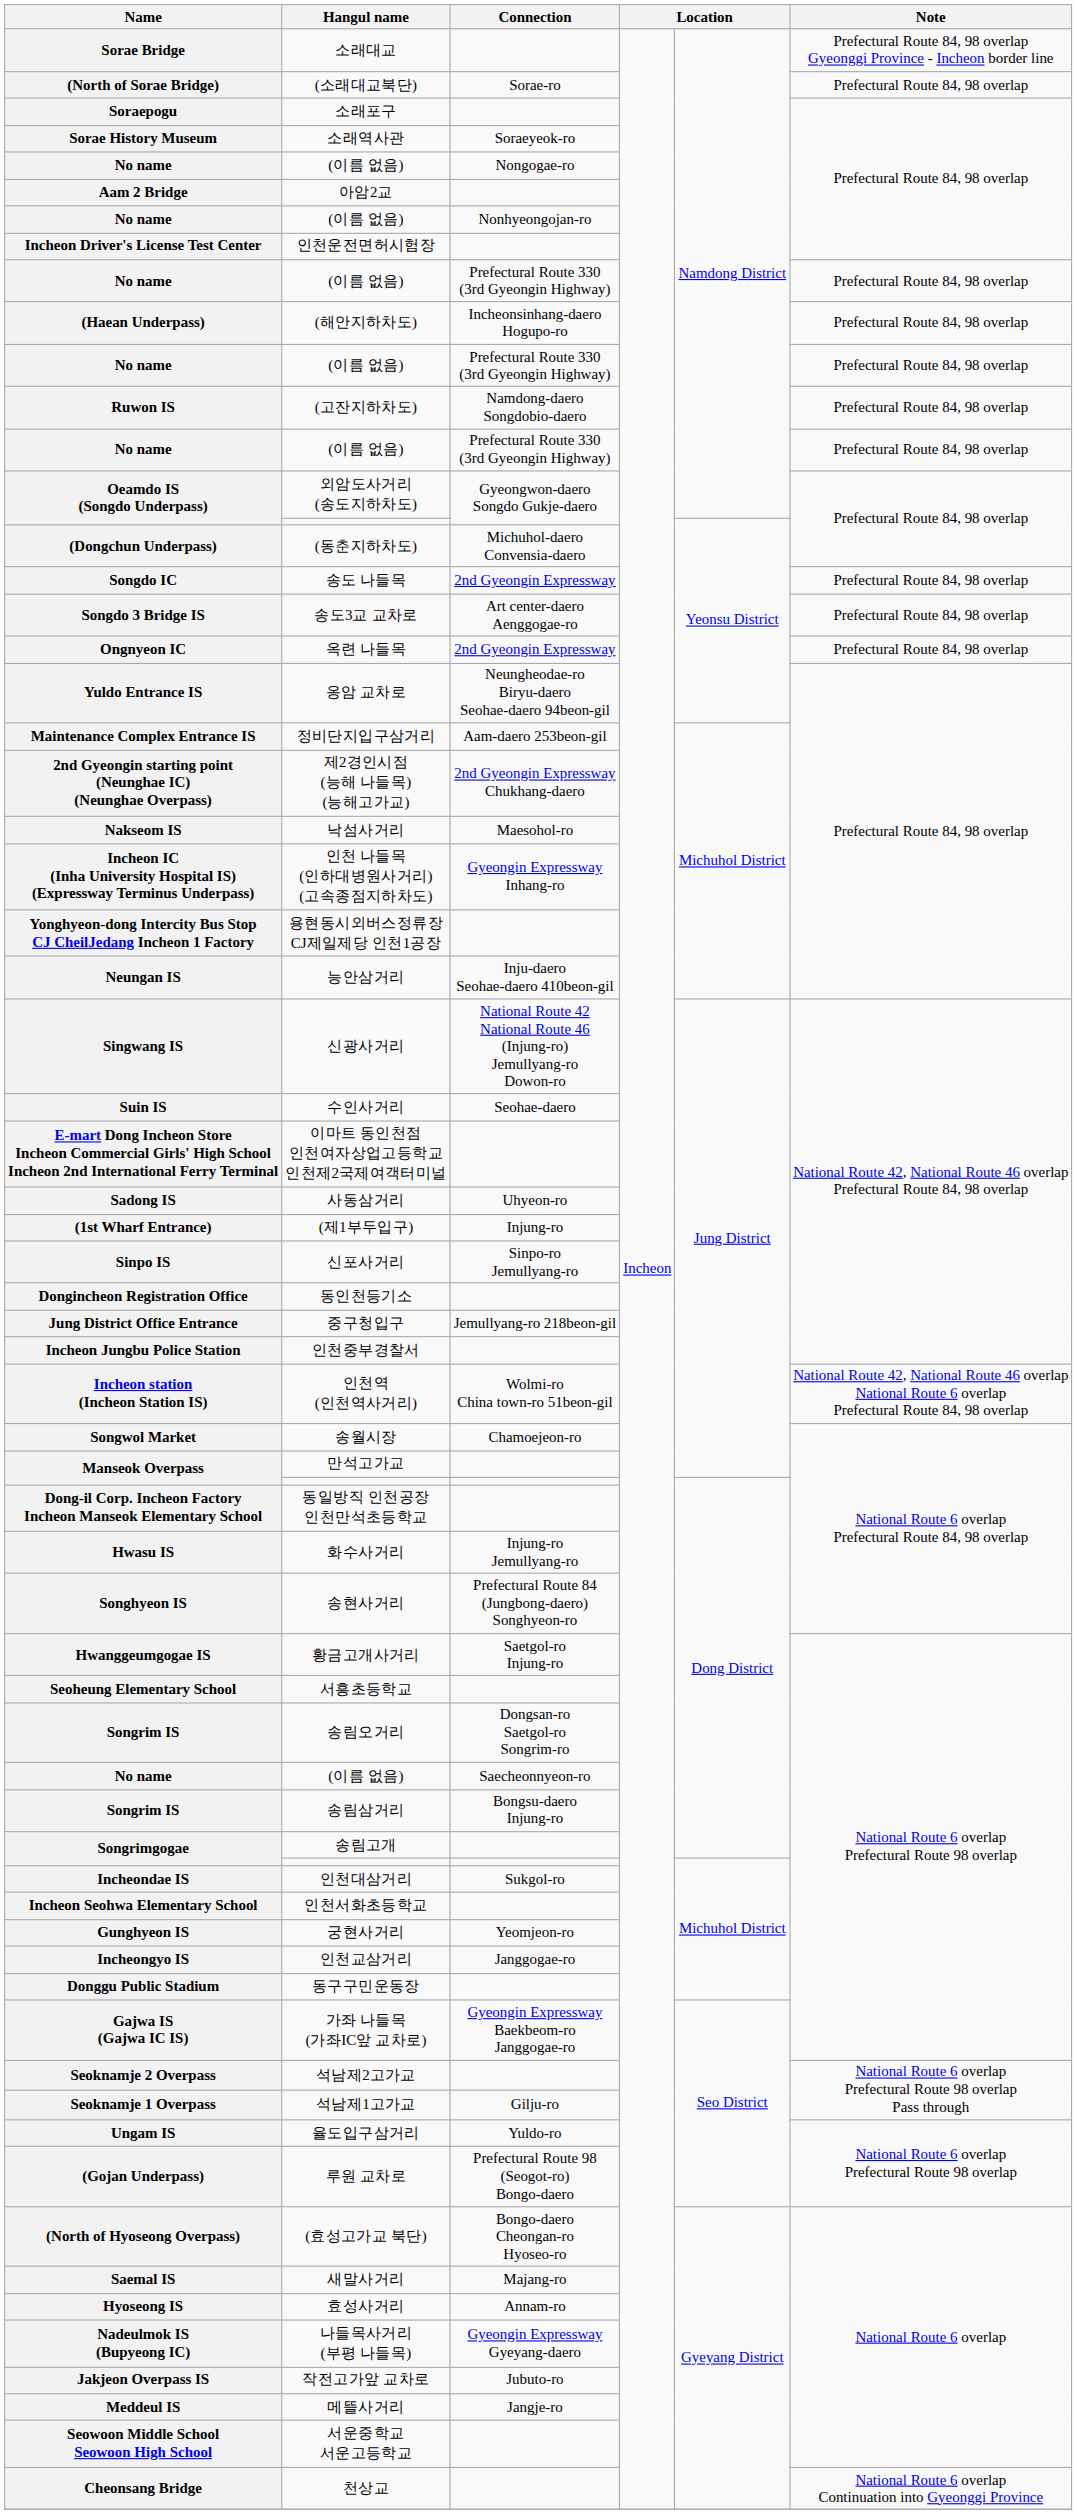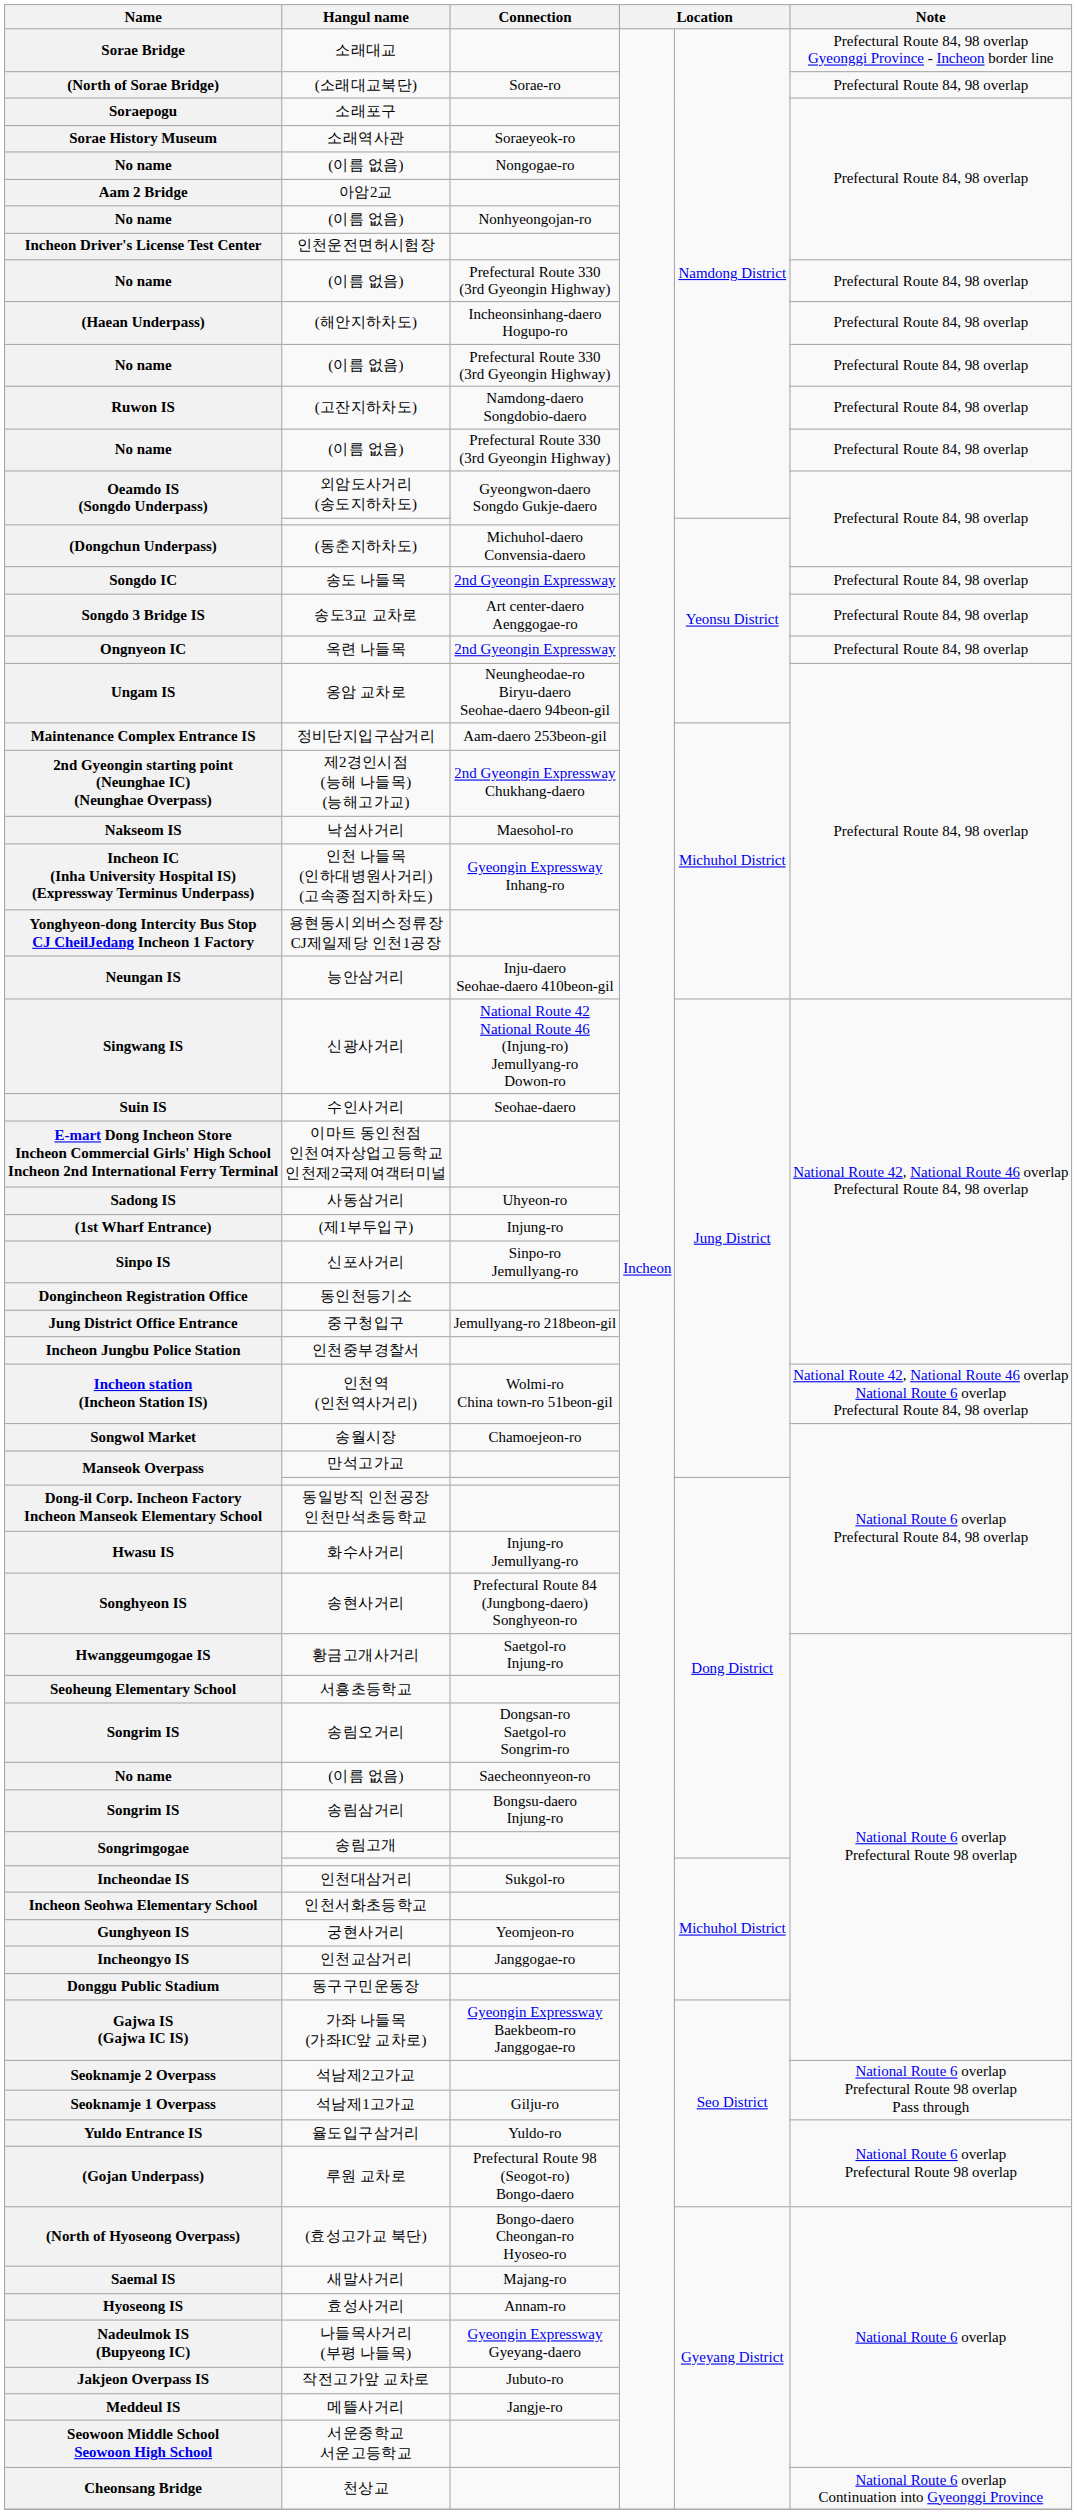(143, 692) Yuldo Entrance IS -> (143, 692) Ungam IS
(143, 2132) Ungam IS -> (143, 2132) Yuldo Entrance IS
